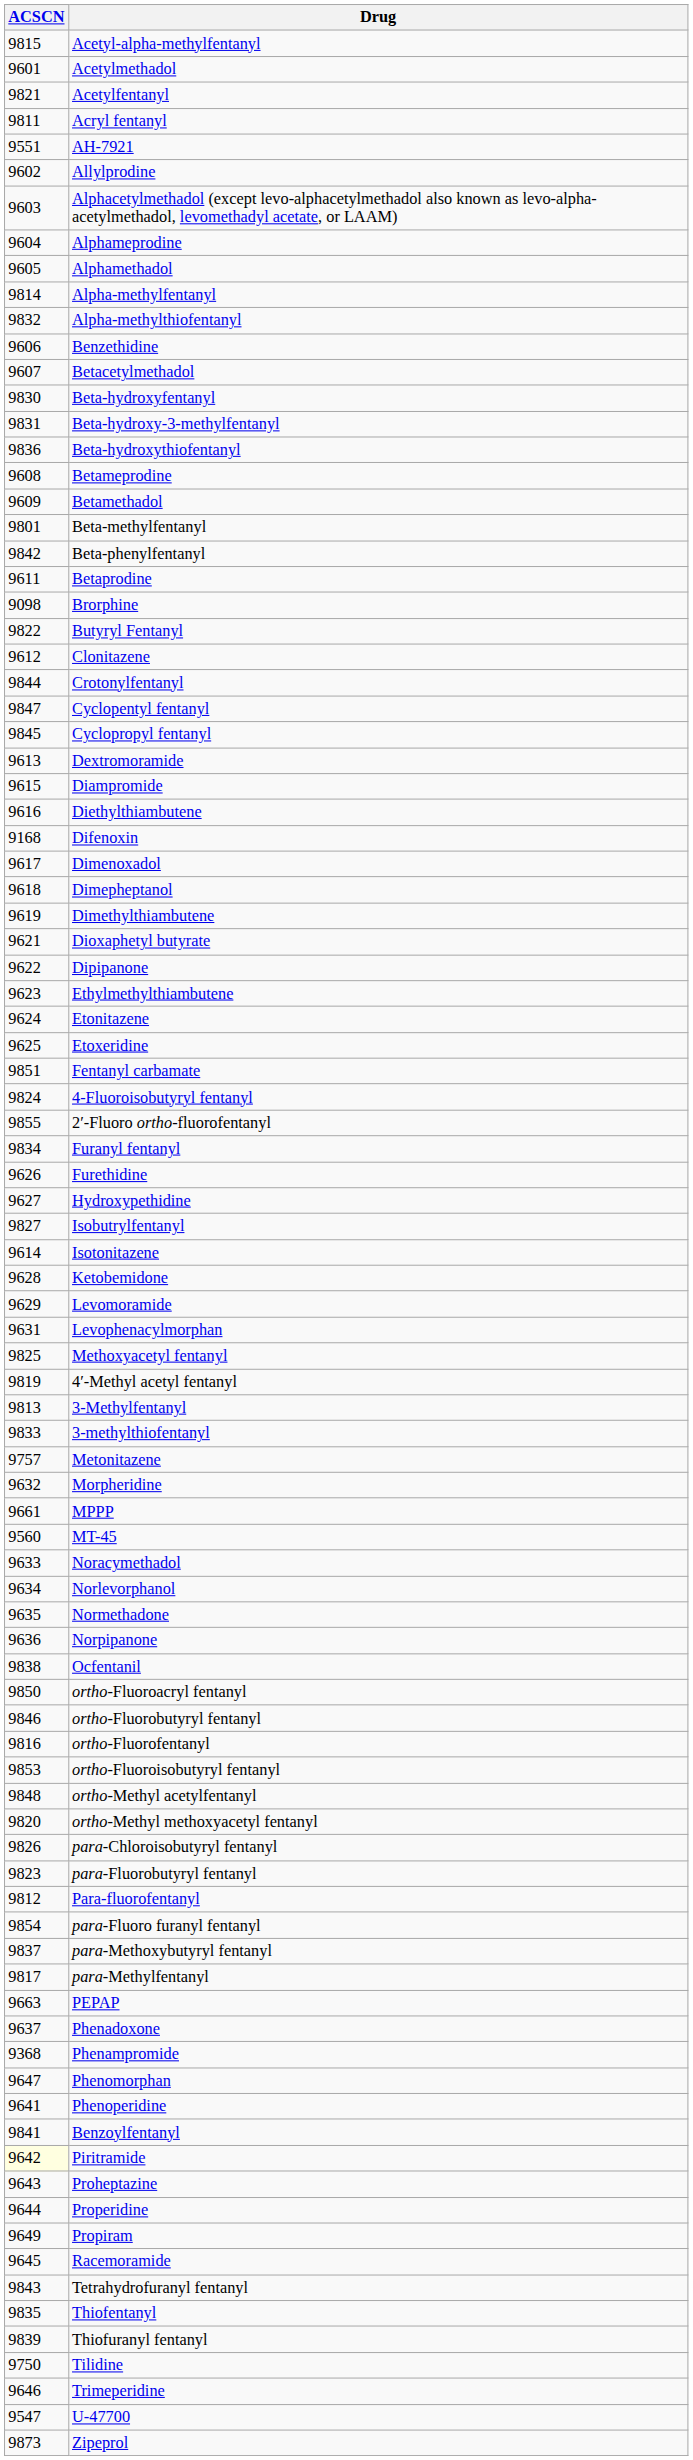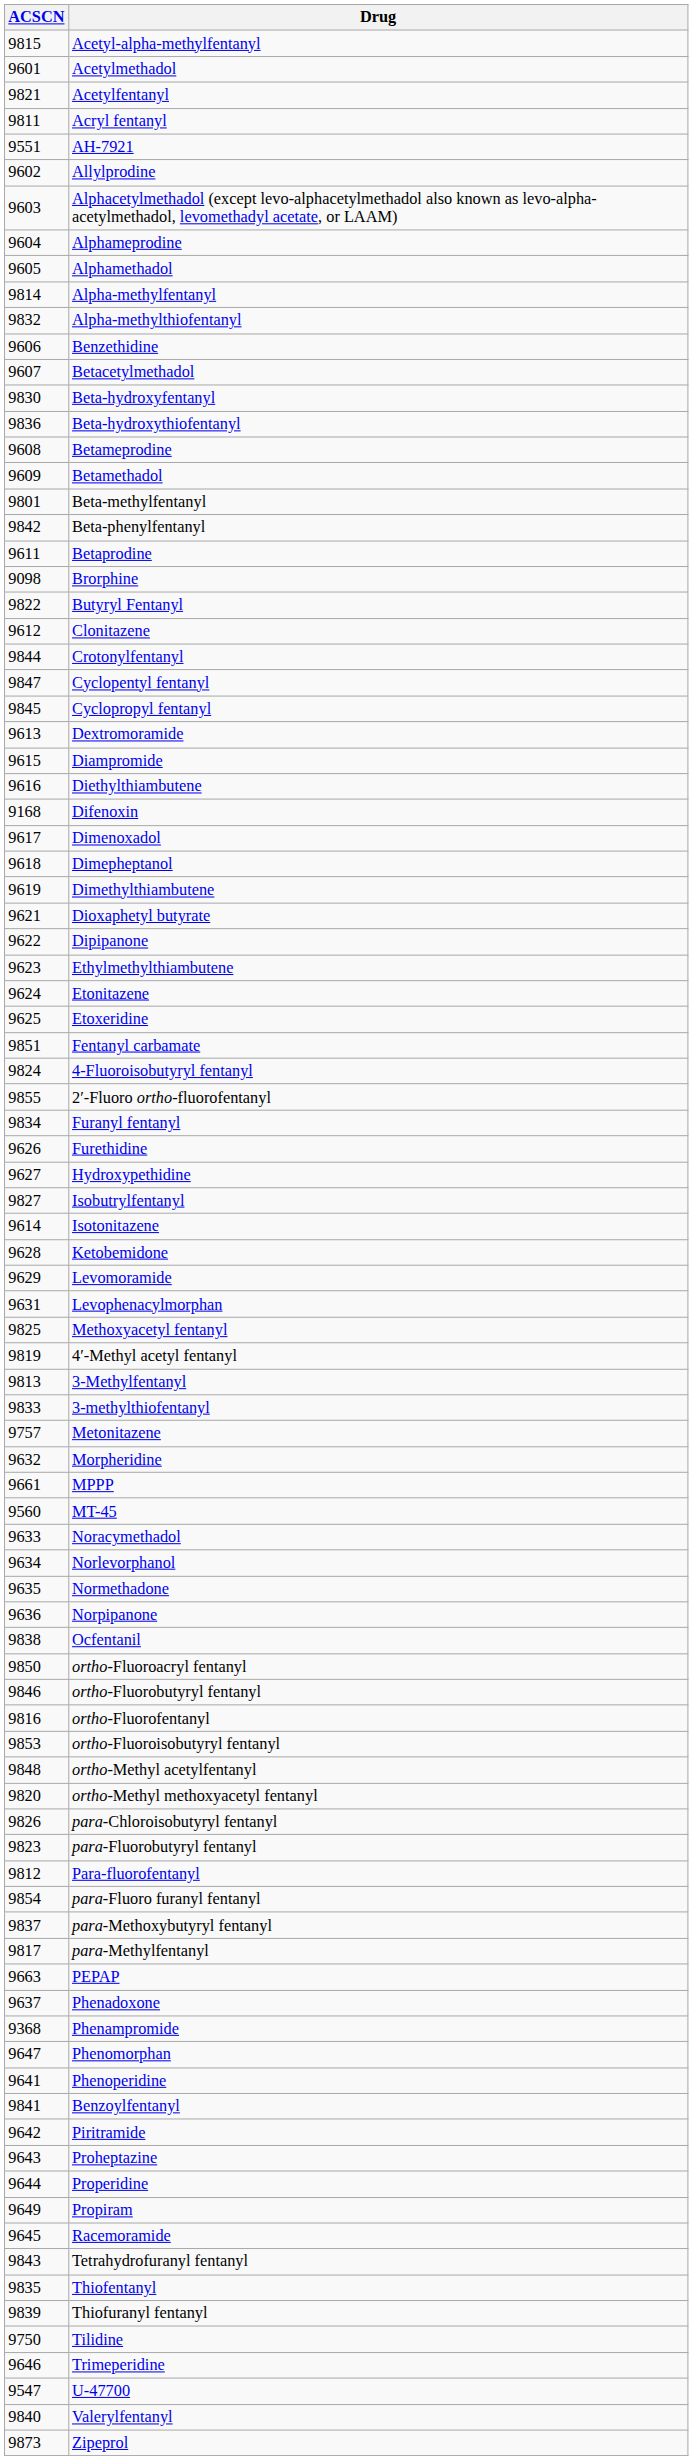- row: (176, 424)
(25, 2158) lightyellow background -> (25, 2132) no background
+ row: (122, 2416)
